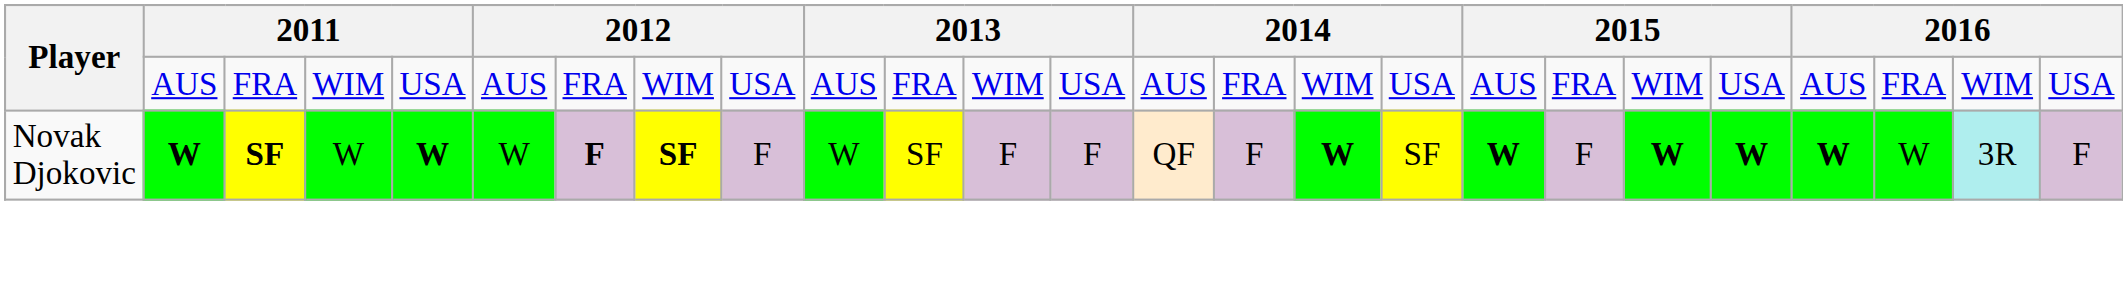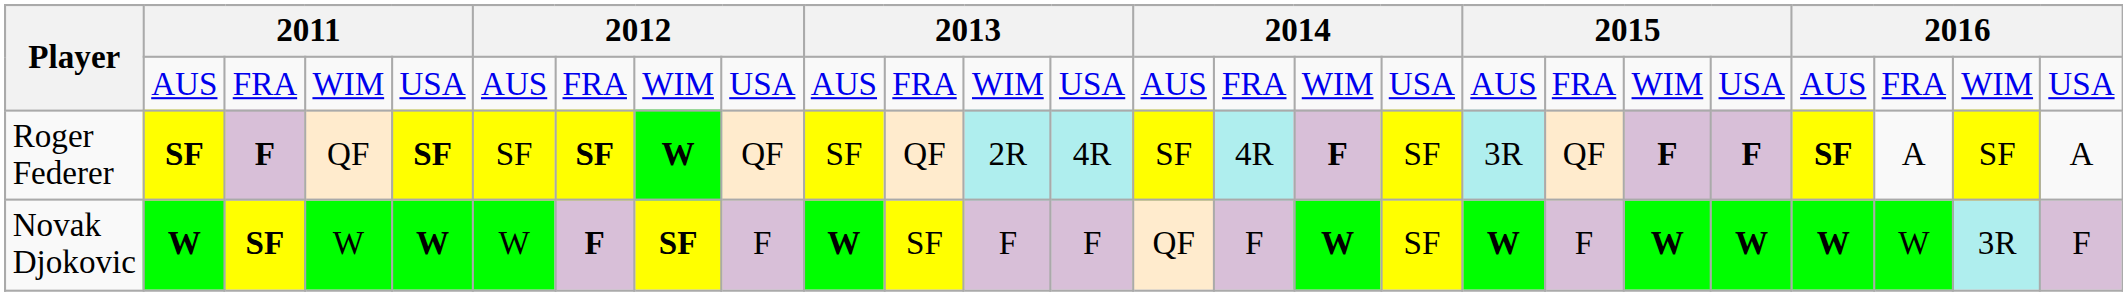+ row: (63, 154)
(844, 154) normal -> (844, 244) bold
